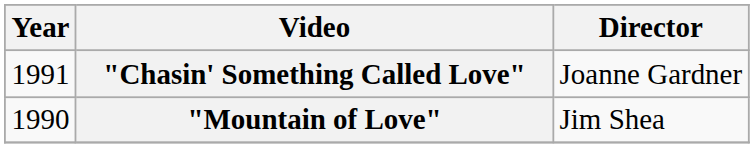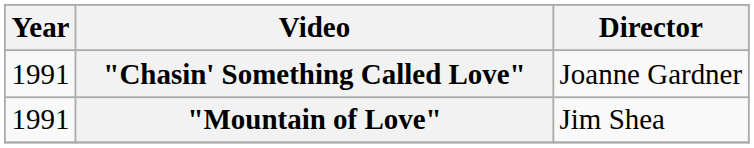(41, 119) 1990 -> (41, 119) 1991
